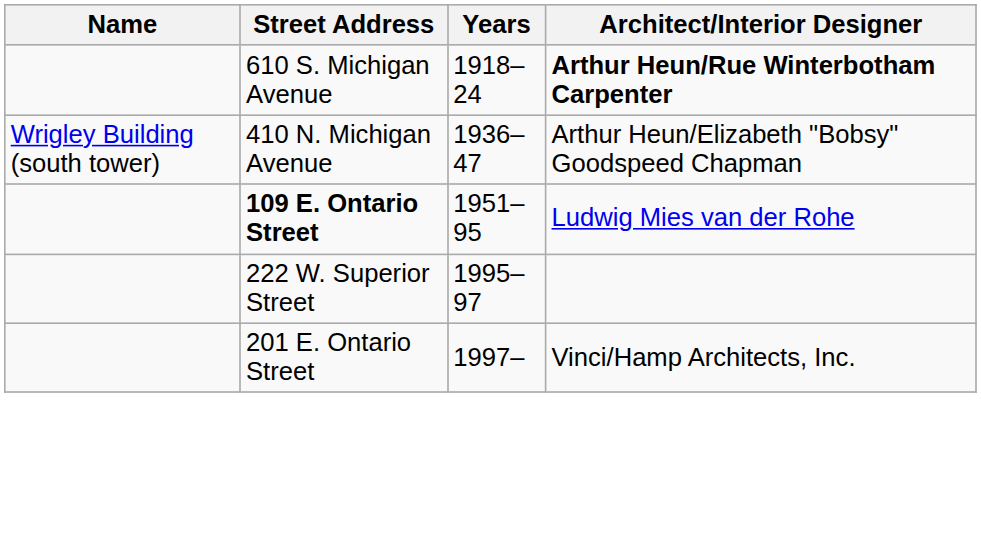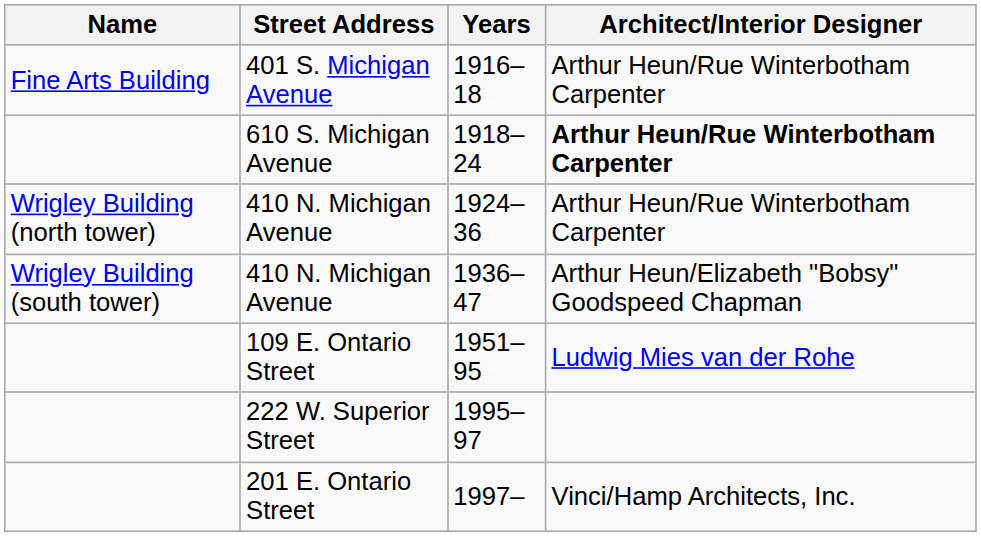+ row: (489, 79)
+ row: (489, 218)
(332, 218) bold -> (329, 357) normal
